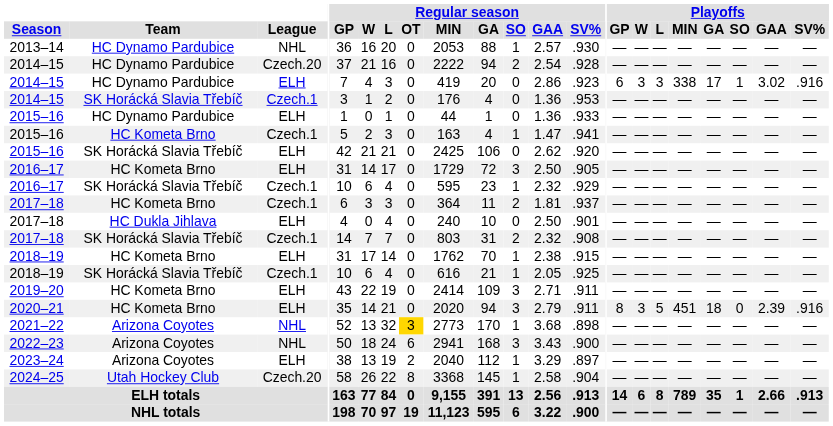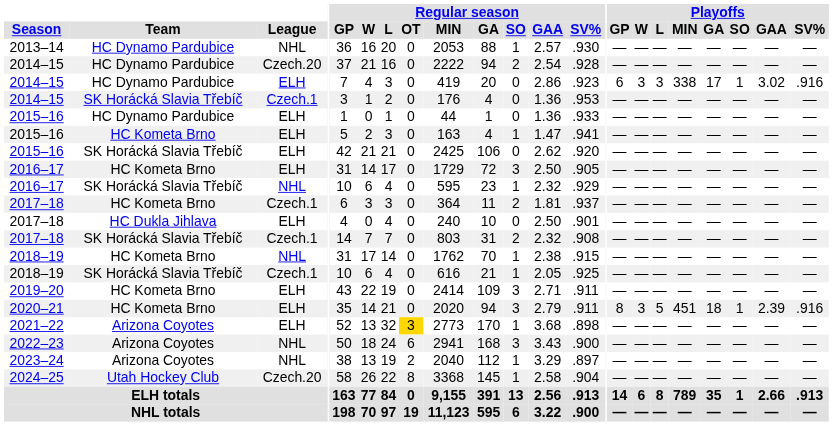(292, 134) Czech.1 -> (292, 134) ELH
(292, 186) Czech.1 -> (292, 186) NHL
(292, 256) ELH -> (292, 256) NHL
(740, 308) 0 -> (740, 308) 1
(292, 325) NHL -> (292, 325) ELH
(292, 360) ELH -> (292, 360) NHL
